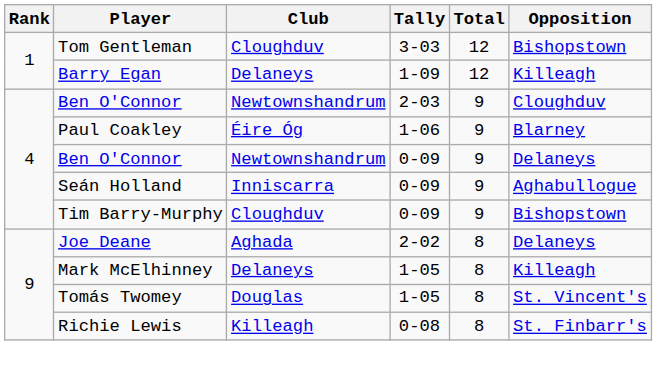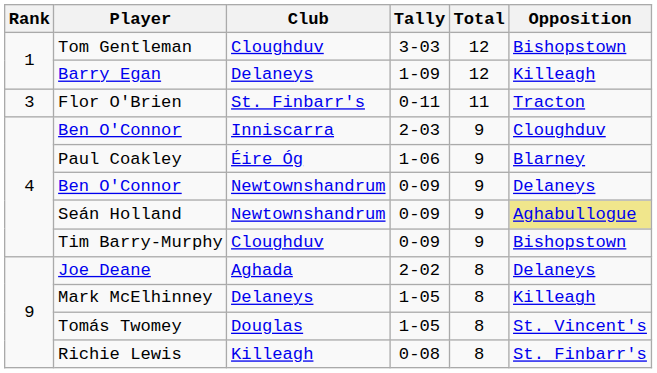+ row: (120, 103)
(308, 103) Newtownshandrum -> (283, 131) Inniscarra
(283, 186) Inniscarra -> (308, 214) Newtownshandrum
(575, 186) no background -> (575, 214) khaki background
